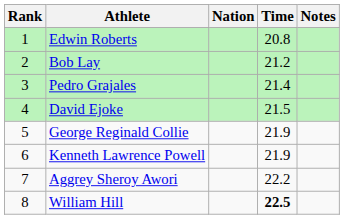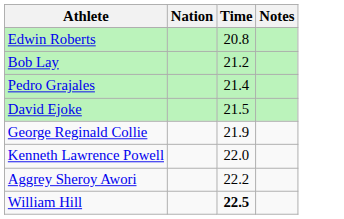- column: (25, 16)
(277, 156) 21.9 -> (236, 156) 22.0
